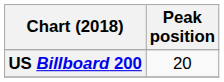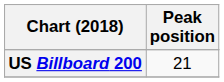(182, 63) 20 -> (182, 63) 21
